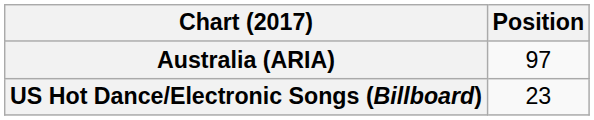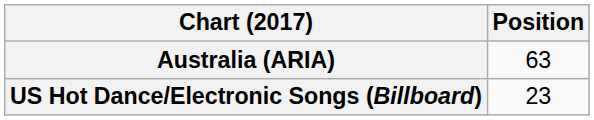(538, 59) 97 -> (538, 59) 63
